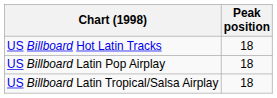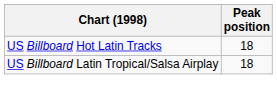- row: (86, 64)
